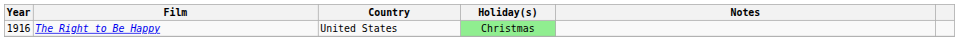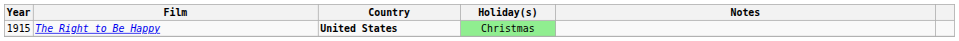(19, 29) 1916 -> (19, 29) 1915
(359, 29) normal -> (359, 29) bold
